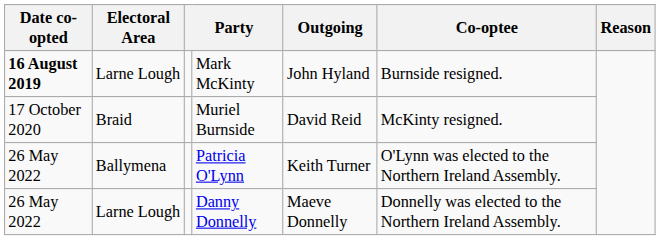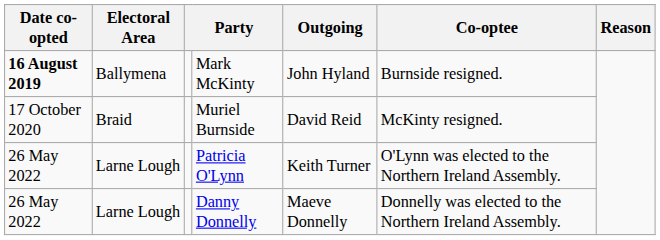(138, 73) Larne Lough -> (131, 73) Ballymena
(131, 165) Ballymena -> (138, 165) Larne Lough
